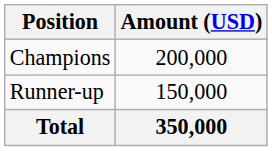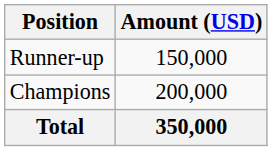rows swapped: (60, 57) <-> (57, 92)
